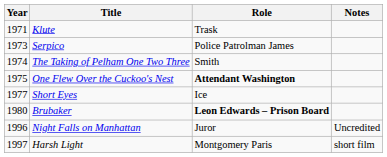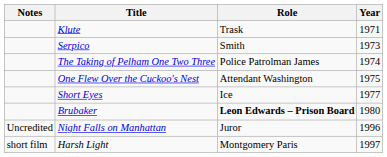columns swapped: (17, 12) <-> (357, 12)
(244, 45) Police Patrolman James -> (232, 45) Smith
(207, 62) Smith -> (270, 62) Police Patrolman James
(245, 78) bold -> (266, 78) normal
